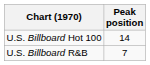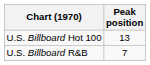(125, 38) 14 -> (125, 38) 13
